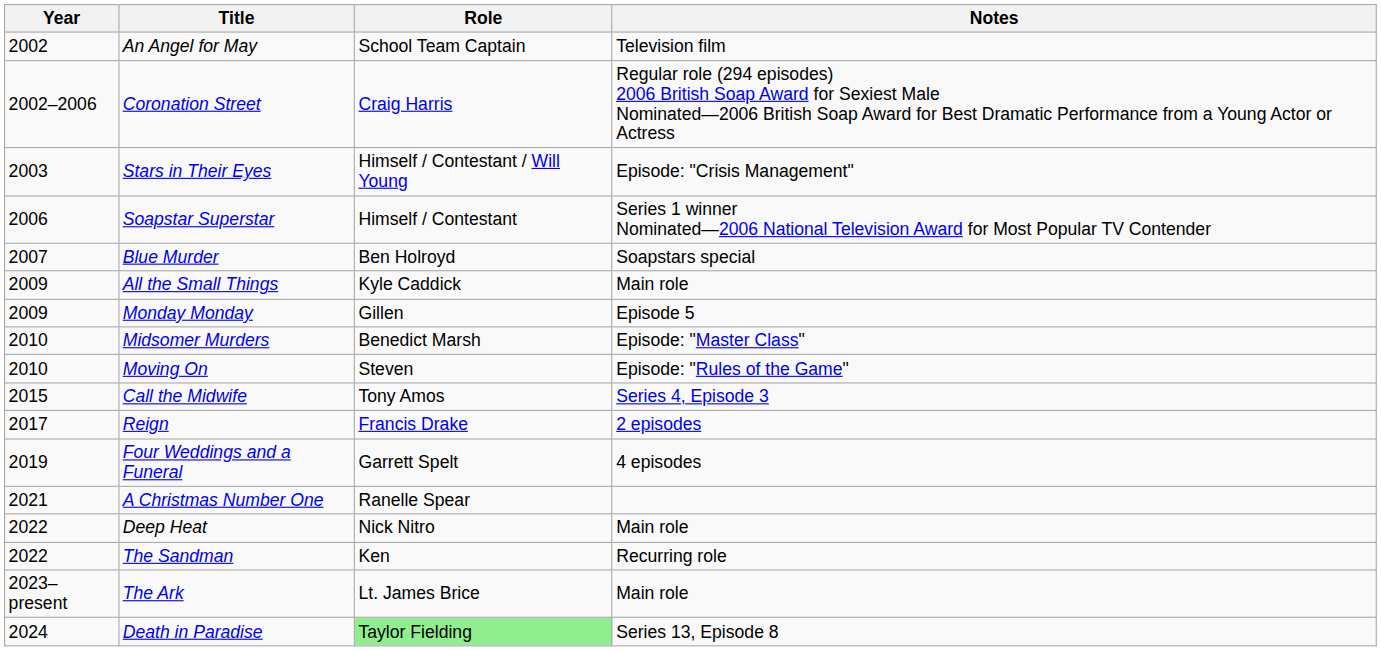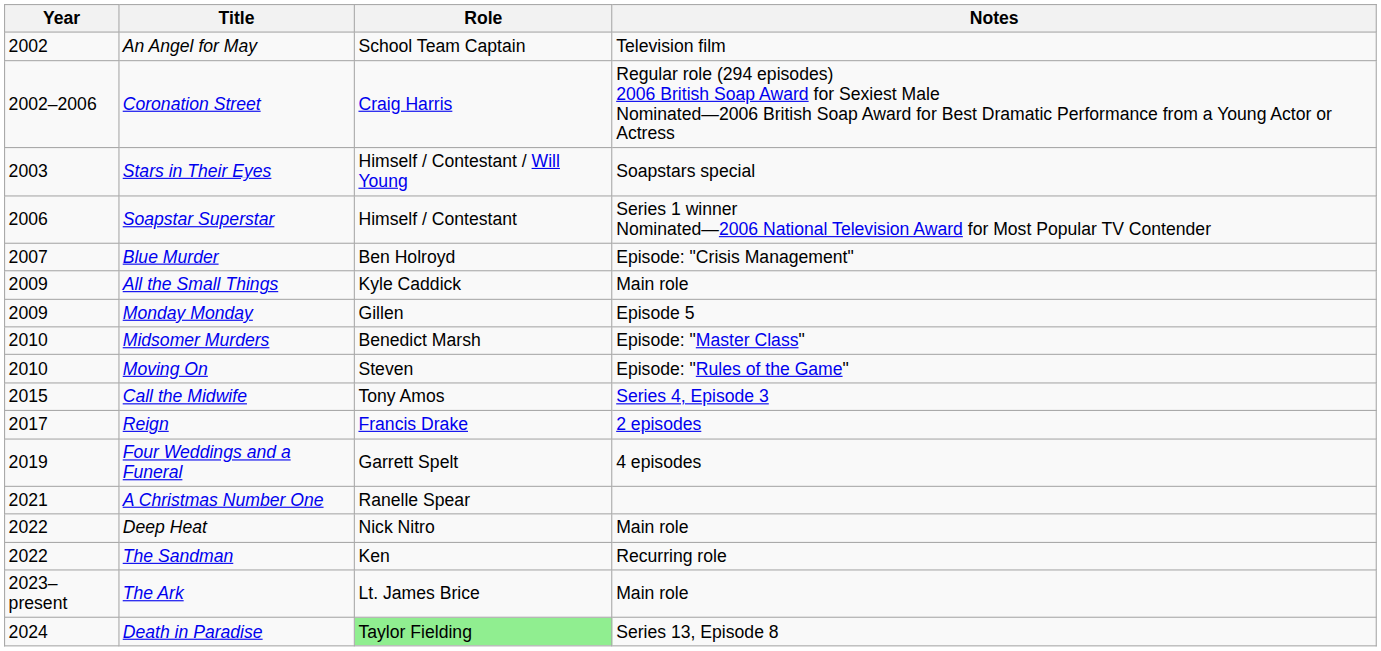(735, 171) Episode: "Crisis Management" -> (686, 171) Soapstars special
(686, 257) Soapstars special -> (735, 257) Episode: "Crisis Management"
